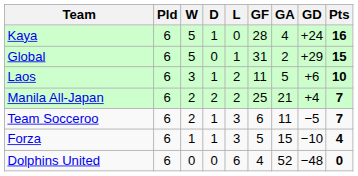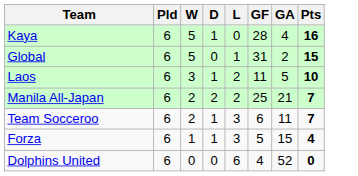- column: (312, 14)
